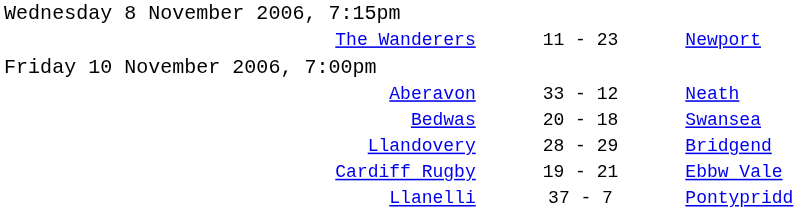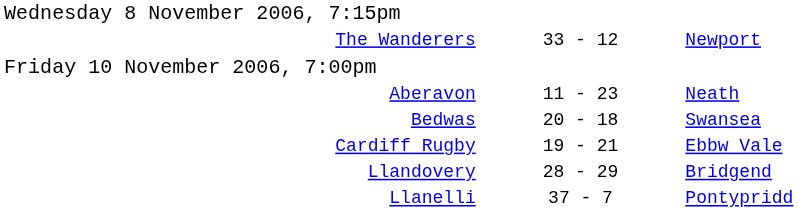(581, 40) 11 - 23 -> (581, 40) 33 - 12
(581, 94) 33 - 12 -> (581, 94) 11 - 23
rows swapped: (406, 173) <-> (422, 146)
